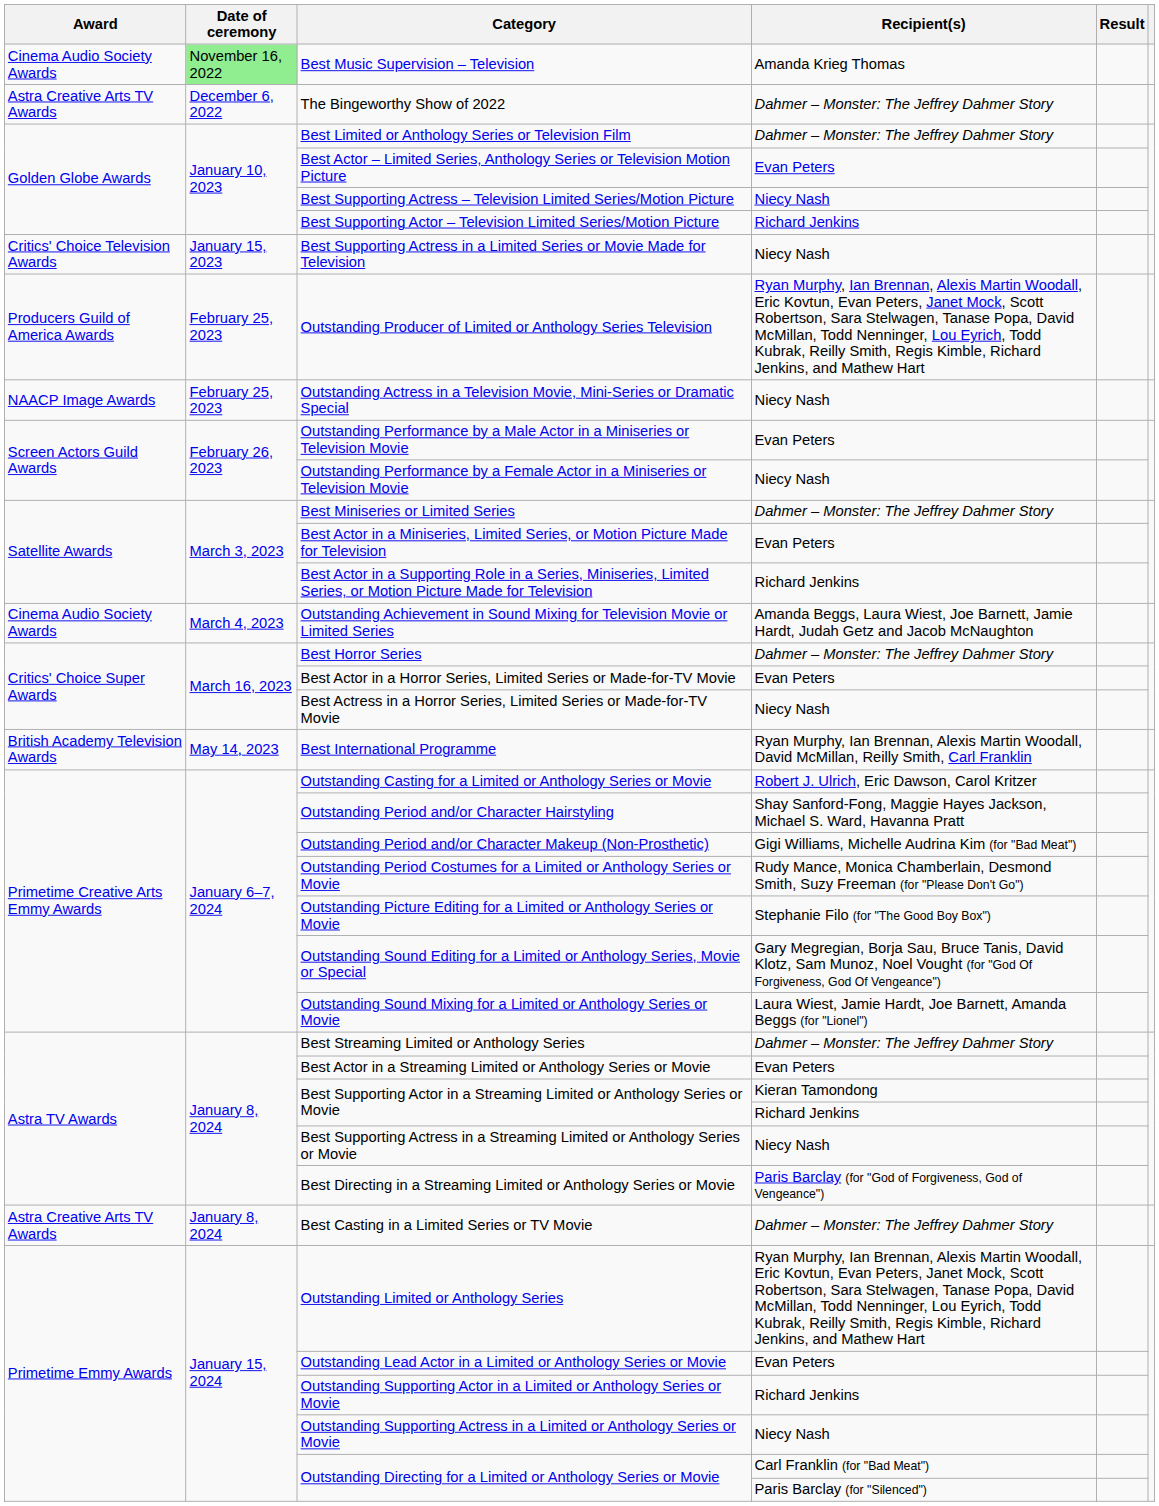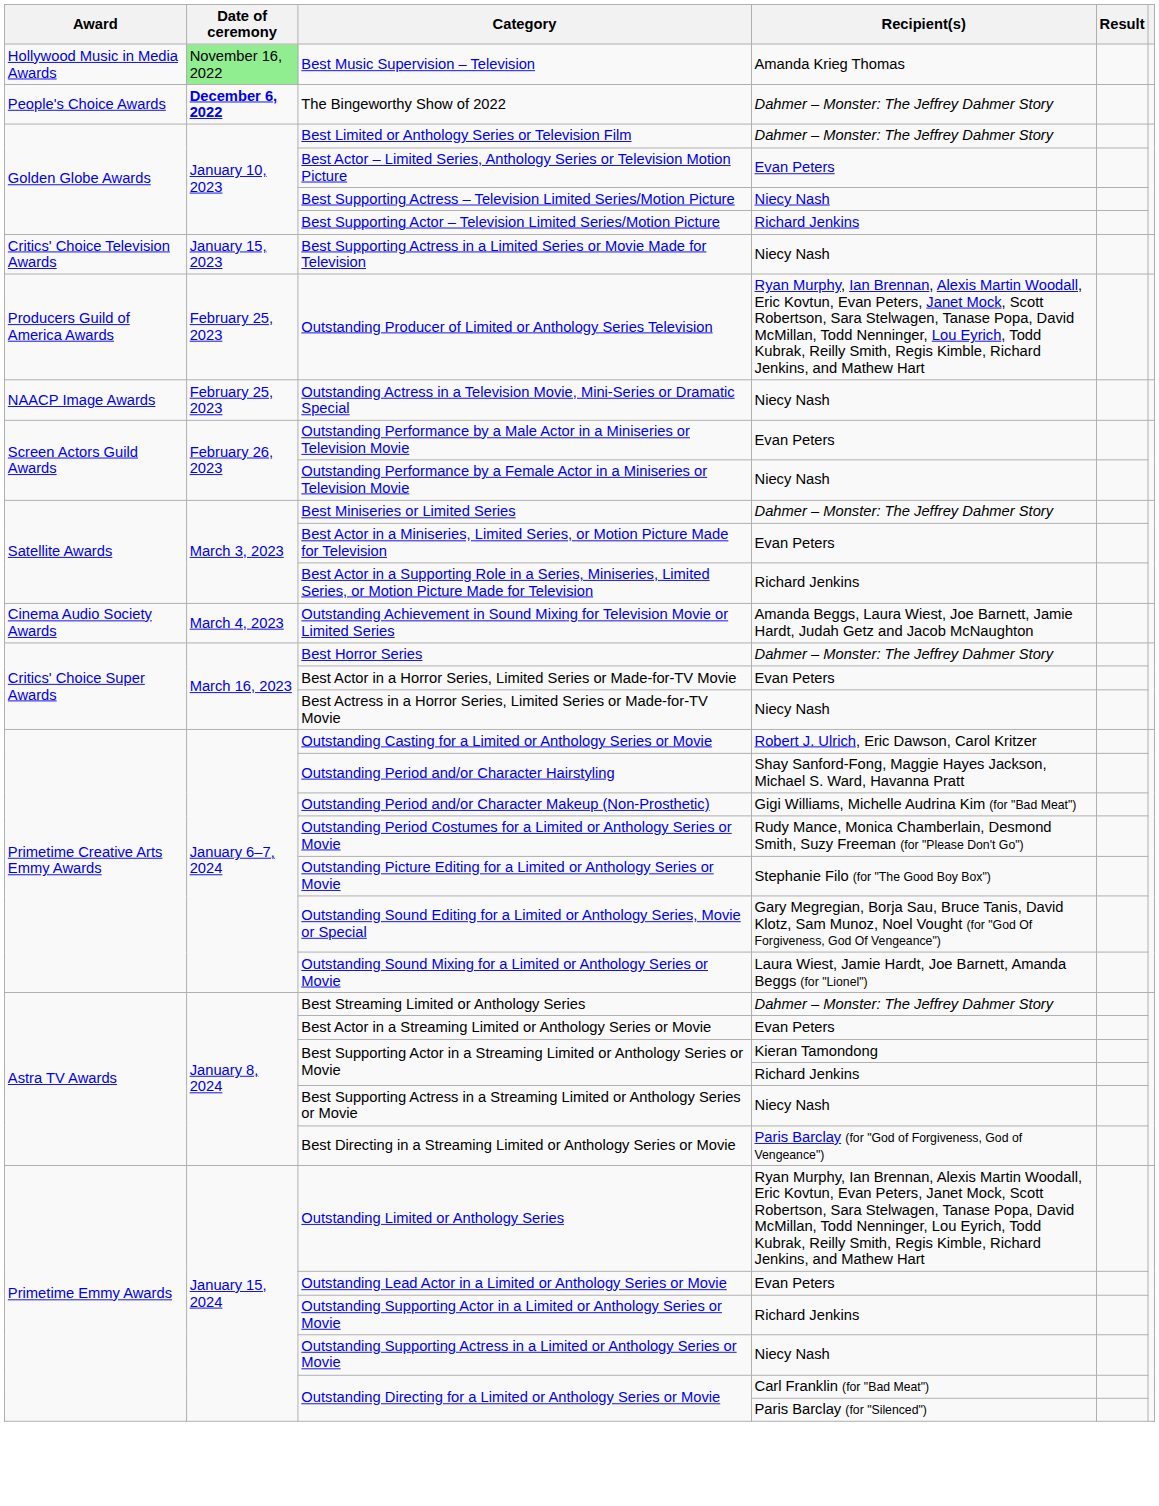(80, 64) Cinema Audio Society Awards -> (93, 64) Hollywood Music in Media Awards
(81, 104) Astra Creative Arts TV Awards -> (87, 104) People's Choice Awards
(232, 104) normal -> (233, 104) bold
- row: (398, 749)
- row: (446, 1225)
